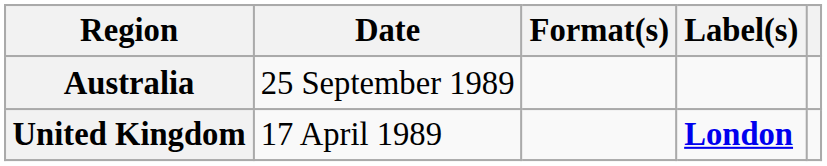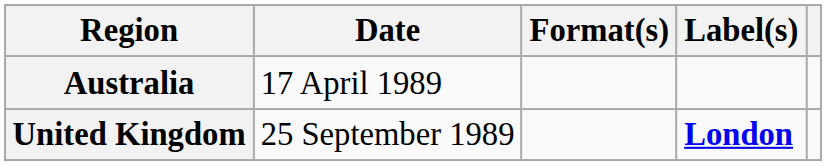(388, 82) 25 September 1989 -> (351, 82) 17 April 1989
(351, 133) 17 April 1989 -> (388, 133) 25 September 1989
